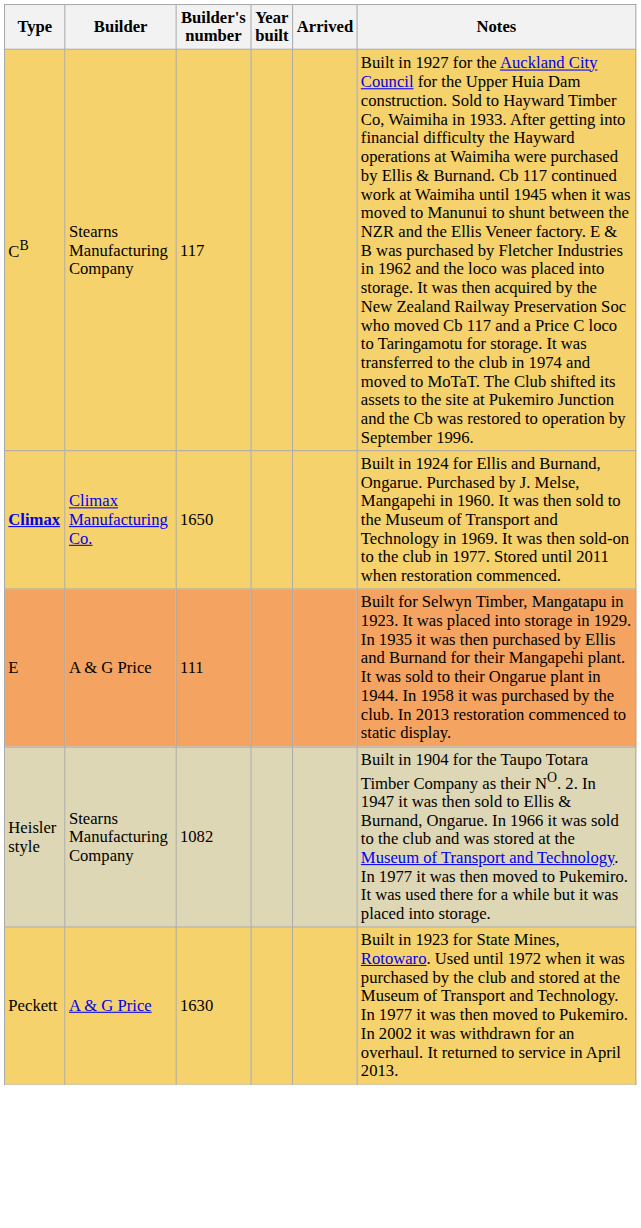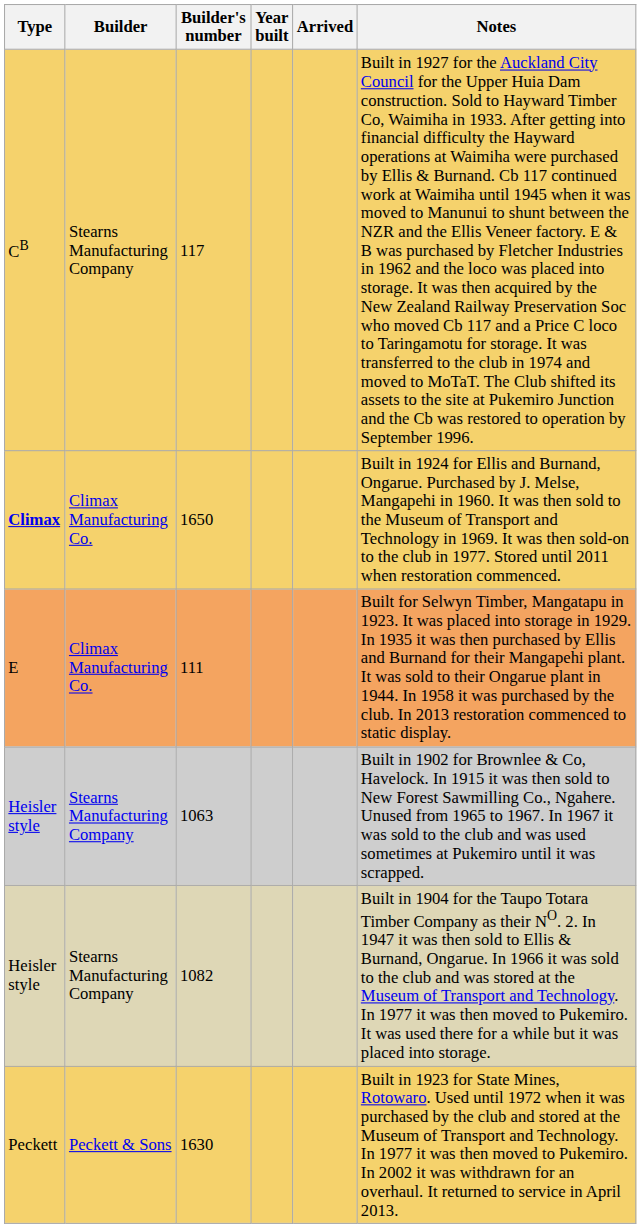(110, 667) A & G Price -> (118, 667) Climax Manufacturing Co.
+ row: (197, 815)
(110, 1005) A & G Price -> (120, 1144) Peckett & Sons
